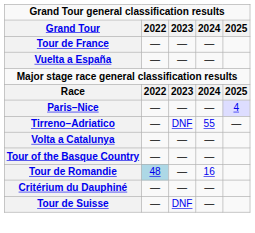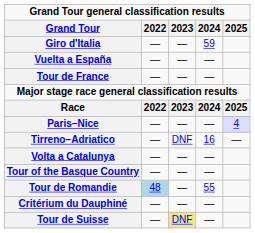+ row: (73, 44)
rows swapped: (73, 44) <-> (73, 60)
(209, 124) 55 -> (209, 140) 16
(209, 172) 16 -> (209, 188) 55
(182, 204) no background -> (182, 220) khaki background
